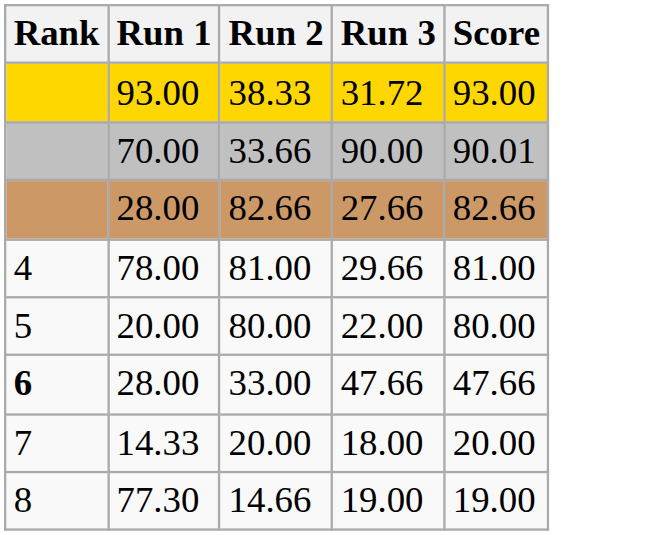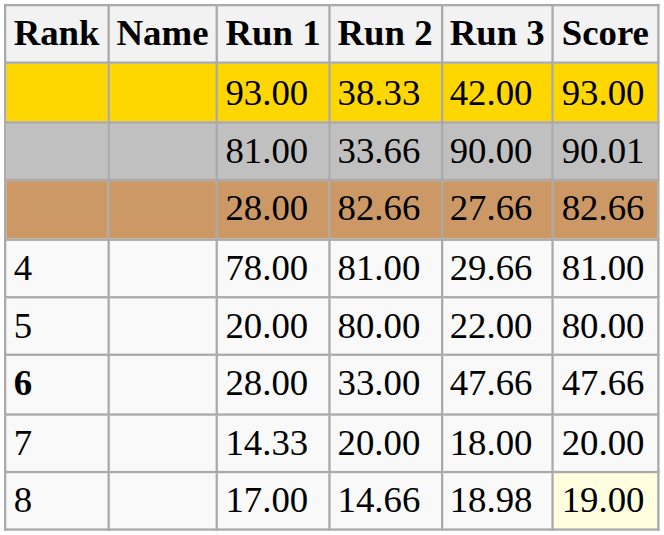+ column: (163, 33)
(382, 92) 31.72 -> (491, 92) 42.00
(158, 150) 70.00 -> (267, 150) 81.00
(158, 500) 77.30 -> (267, 500) 17.00
(382, 500) 19.00 -> (491, 500) 18.98
(494, 500) no background -> (603, 500) lightyellow background
